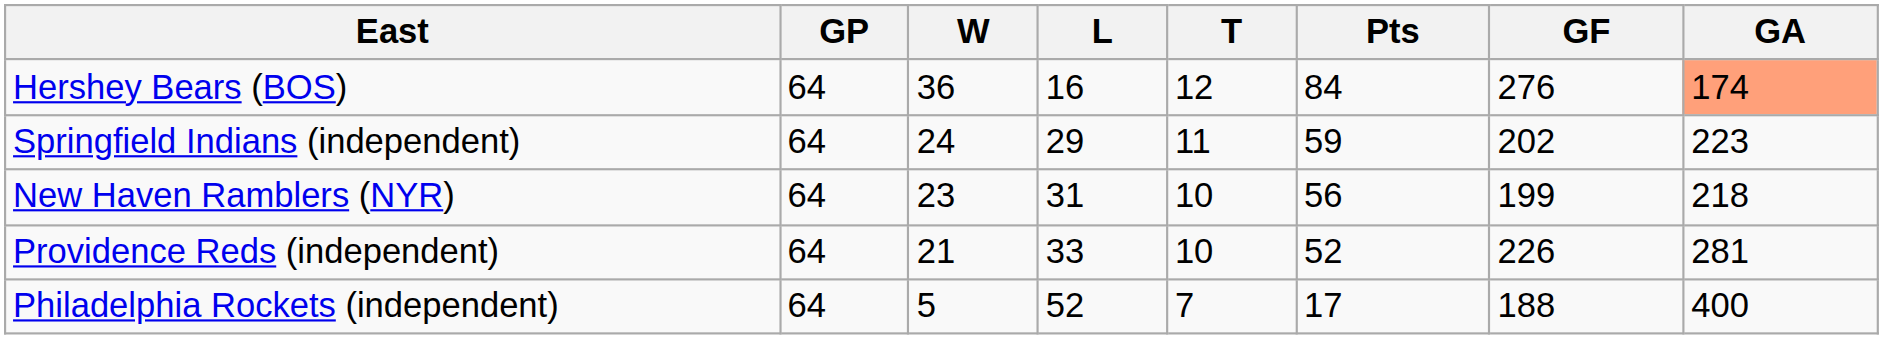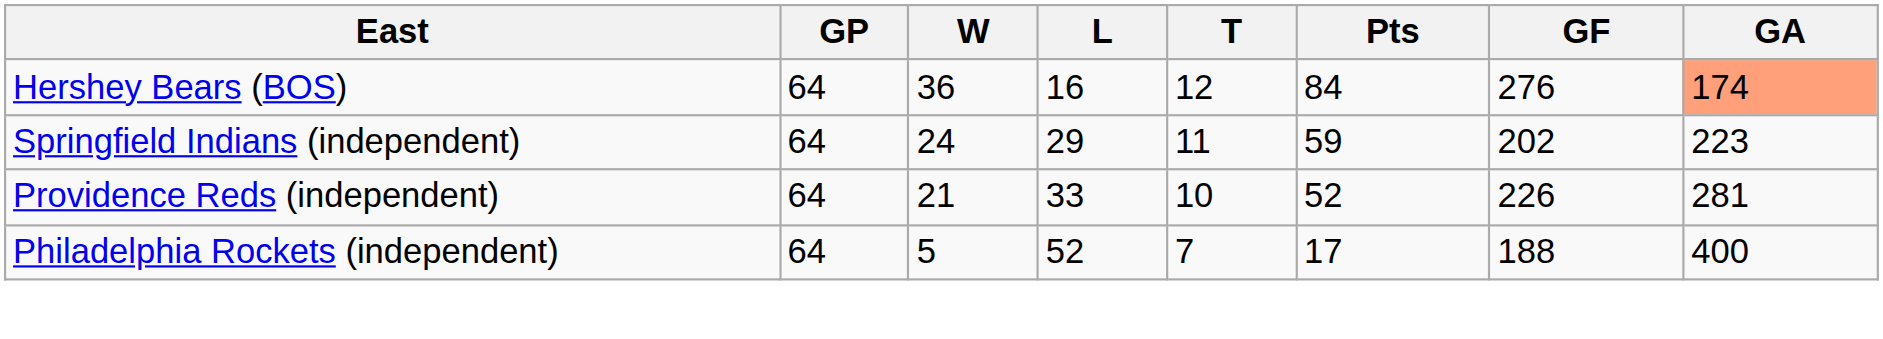- row: (234, 196)
